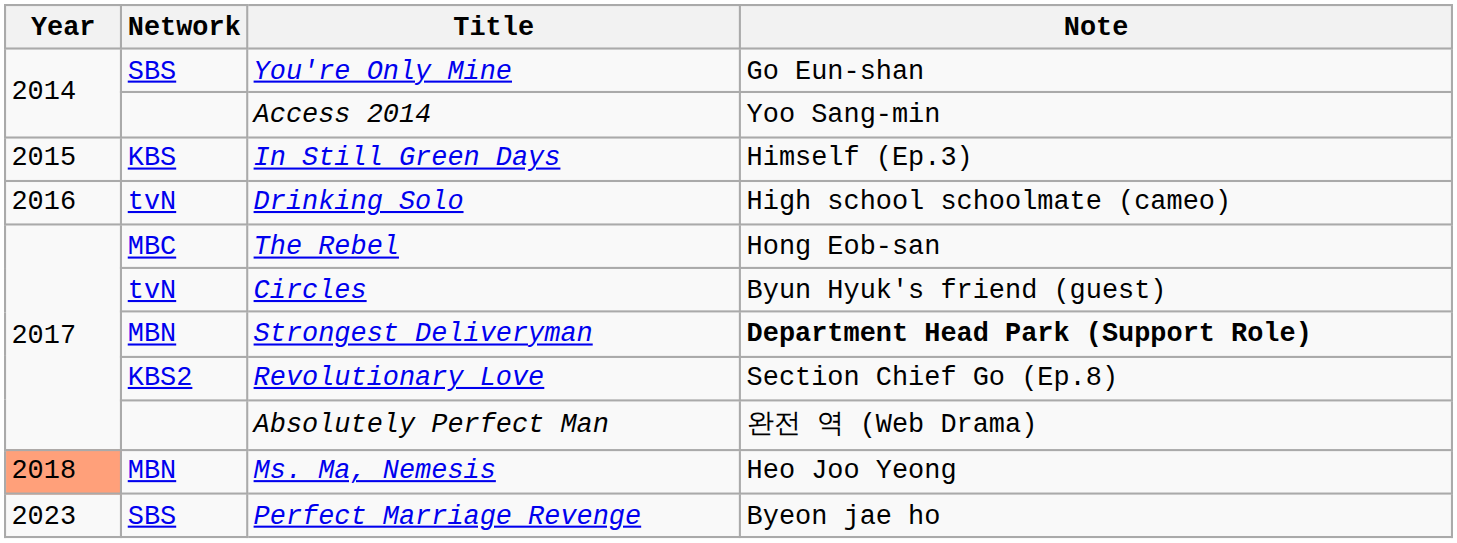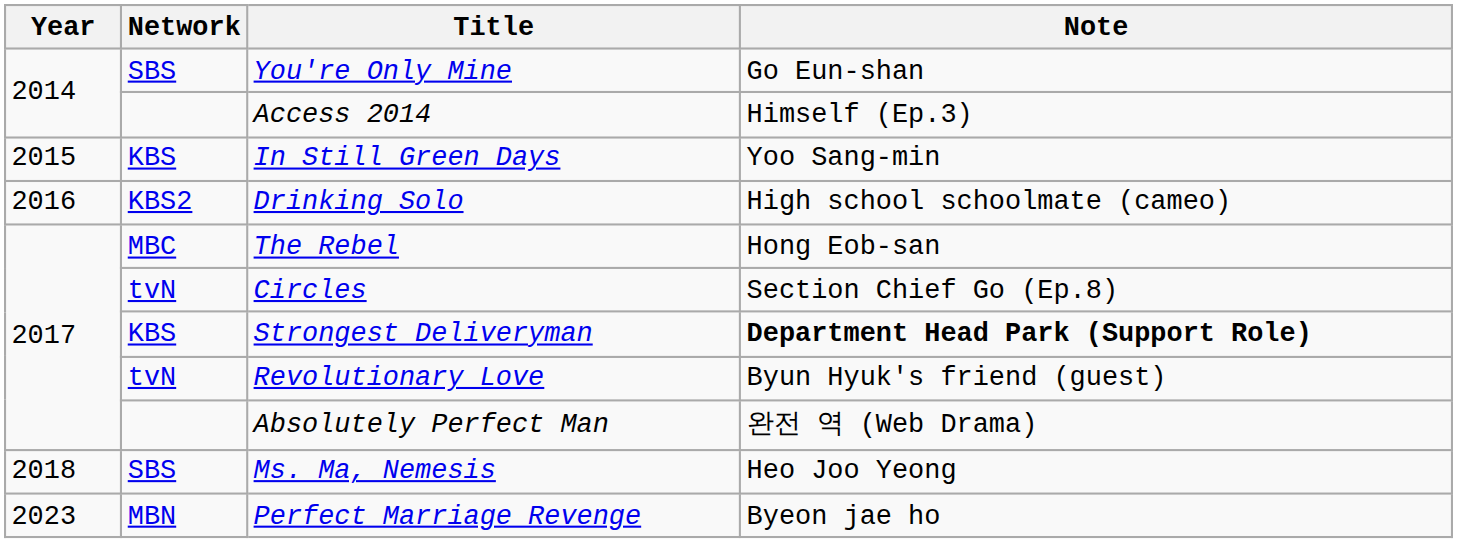(844, 115) Yoo Sang-min -> (860, 115) Himself (Ep.3)
(860, 159) Himself (Ep.3) -> (844, 159) Yoo Sang-min
(152, 202) tvN -> (160, 202) KBS2
(957, 290) Byun Hyuk's friend (guest) -> (932, 290) Section Chief Go (Ep.8)
(152, 334) MBN -> (152, 334) KBS
(160, 378) KBS2 -> (152, 378) tvN
(932, 378) Section Chief Go (Ep.8) -> (957, 378) Byun Hyuk's friend (guest)
(44, 472) lightsalmon background -> (44, 472) no background
(152, 472) MBN -> (152, 472) SBS
(152, 516) SBS -> (152, 516) MBN
